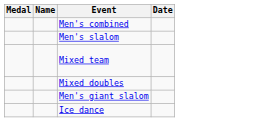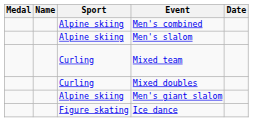+ column: (94, 11)
